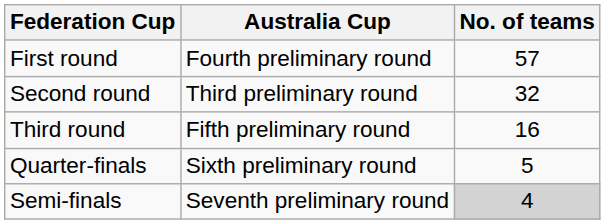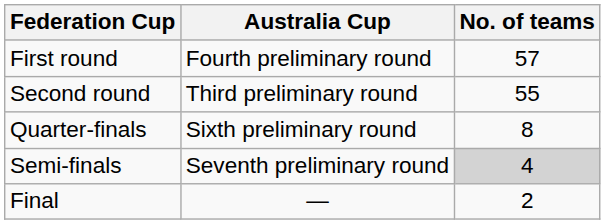(527, 93) 32 -> (527, 93) 55
- row: (68, 129)
(527, 165) 5 -> (527, 129) 8
+ row: (34, 201)
